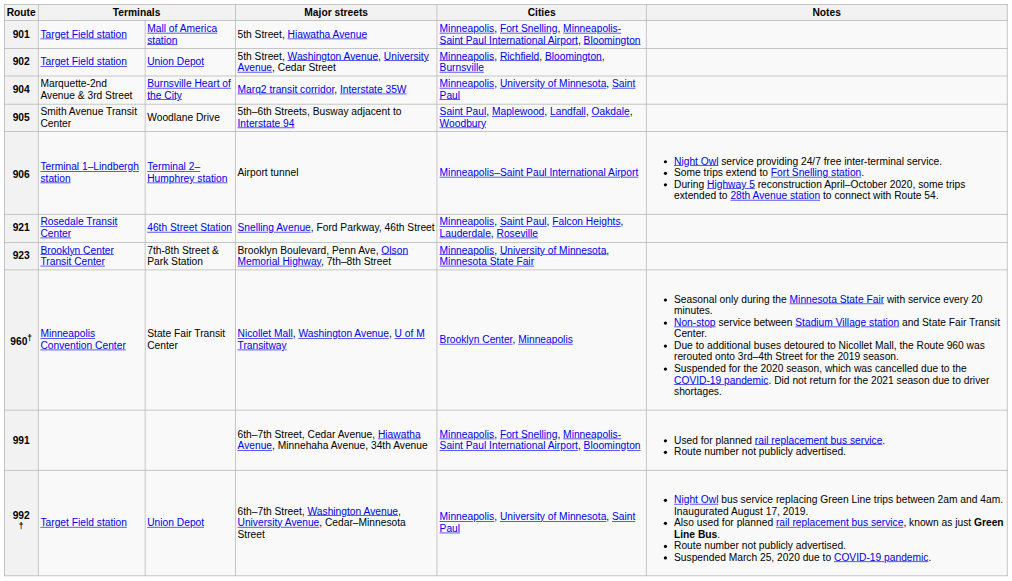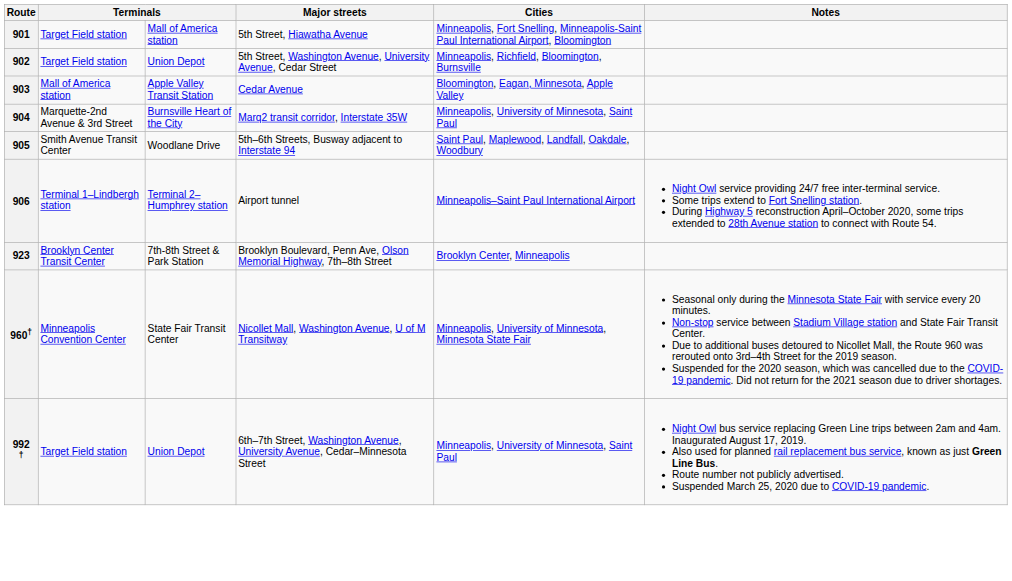+ row: (21, 90)
- row: (21, 228)
(524, 256) Minneapolis, University of Minnesota, Minnesota State Fair -> (503, 256) Brooklyn Center, Minneapolis
(506, 340) Brooklyn Center, Minneapolis -> (521, 334) Minneapolis, University of Minnesota, Minnesota State Fair
- row: (21, 440)
